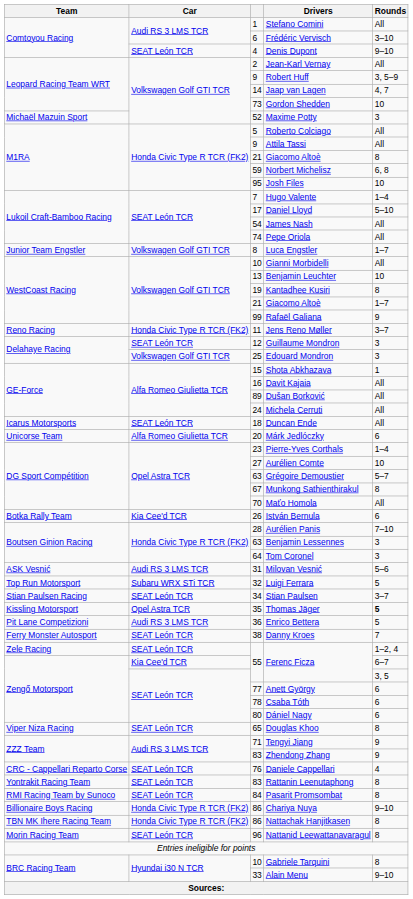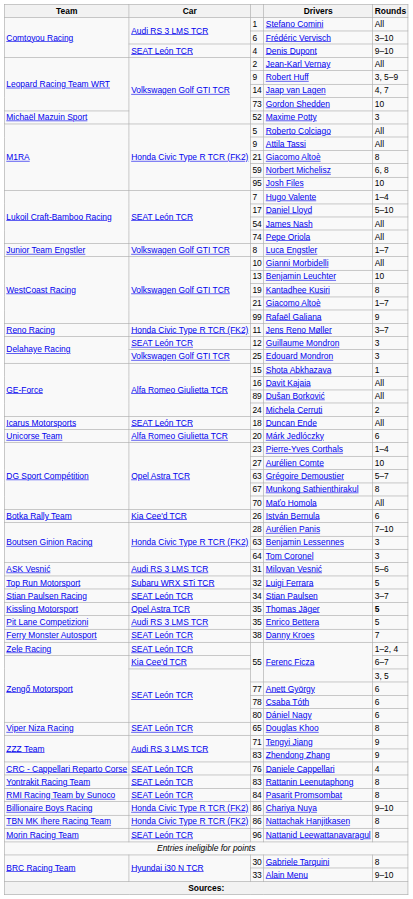(379, 409) All -> (377, 409) 2
(257, 622) 36 -> (257, 622) 35
(257, 861) 10 -> (257, 861) 30
